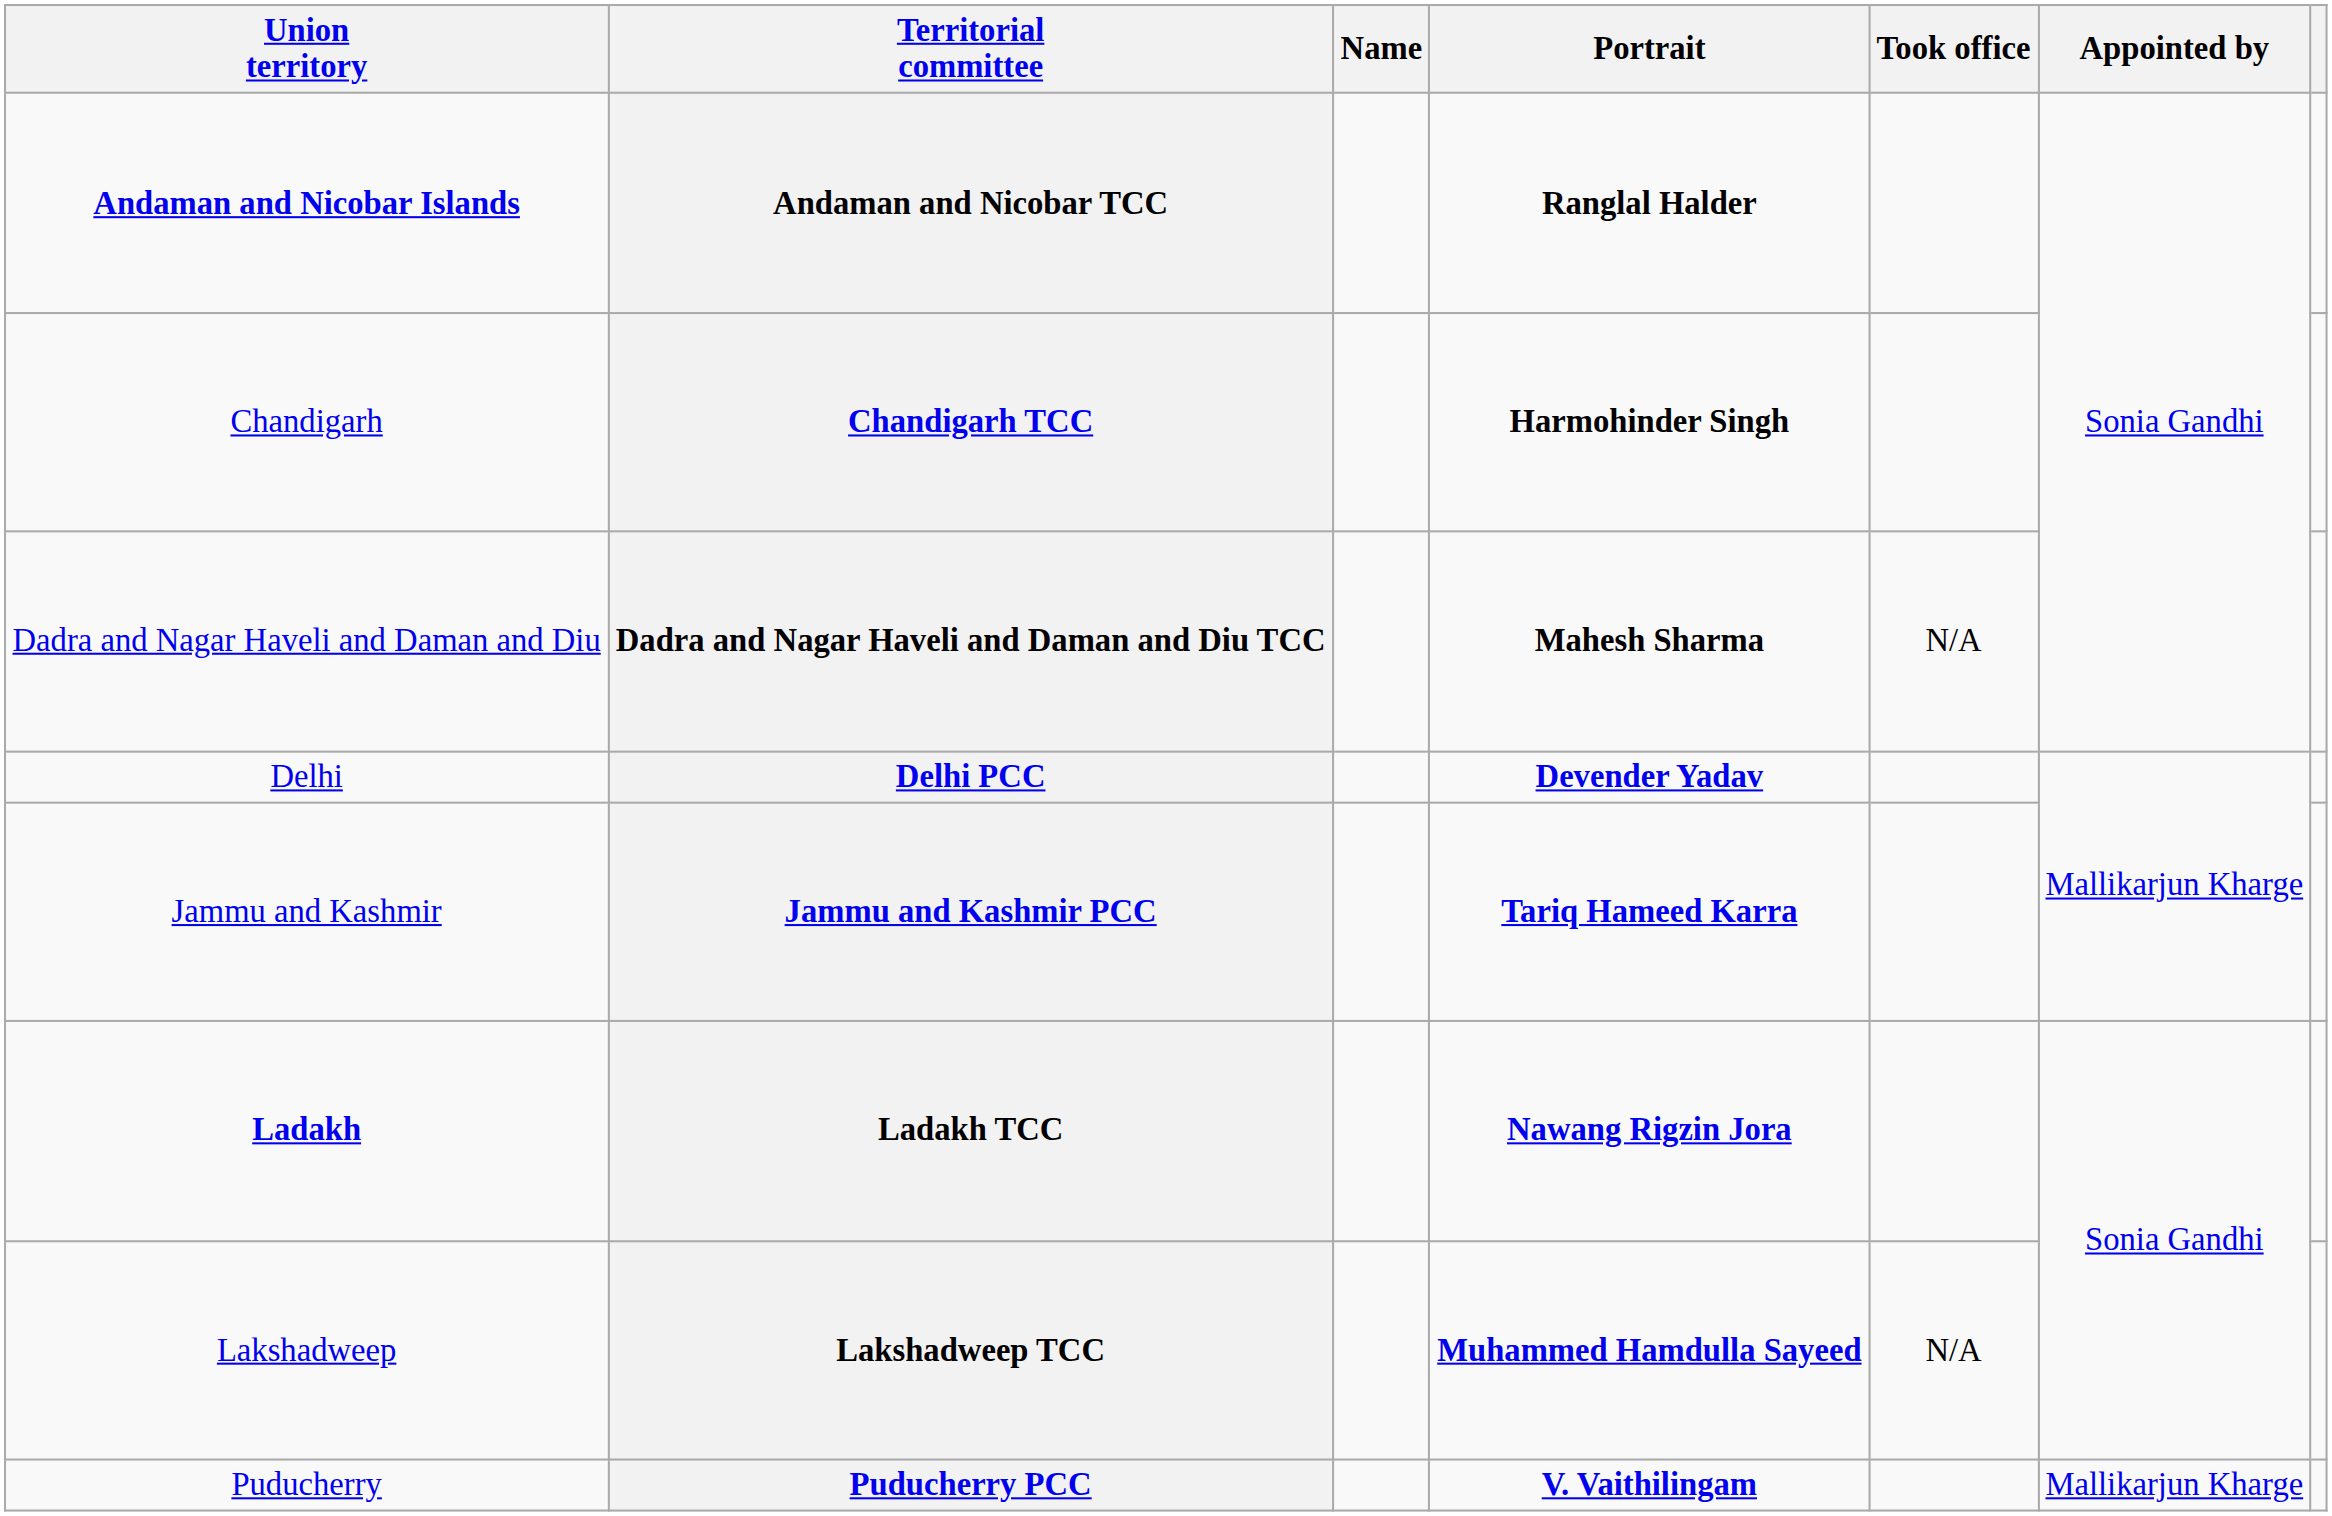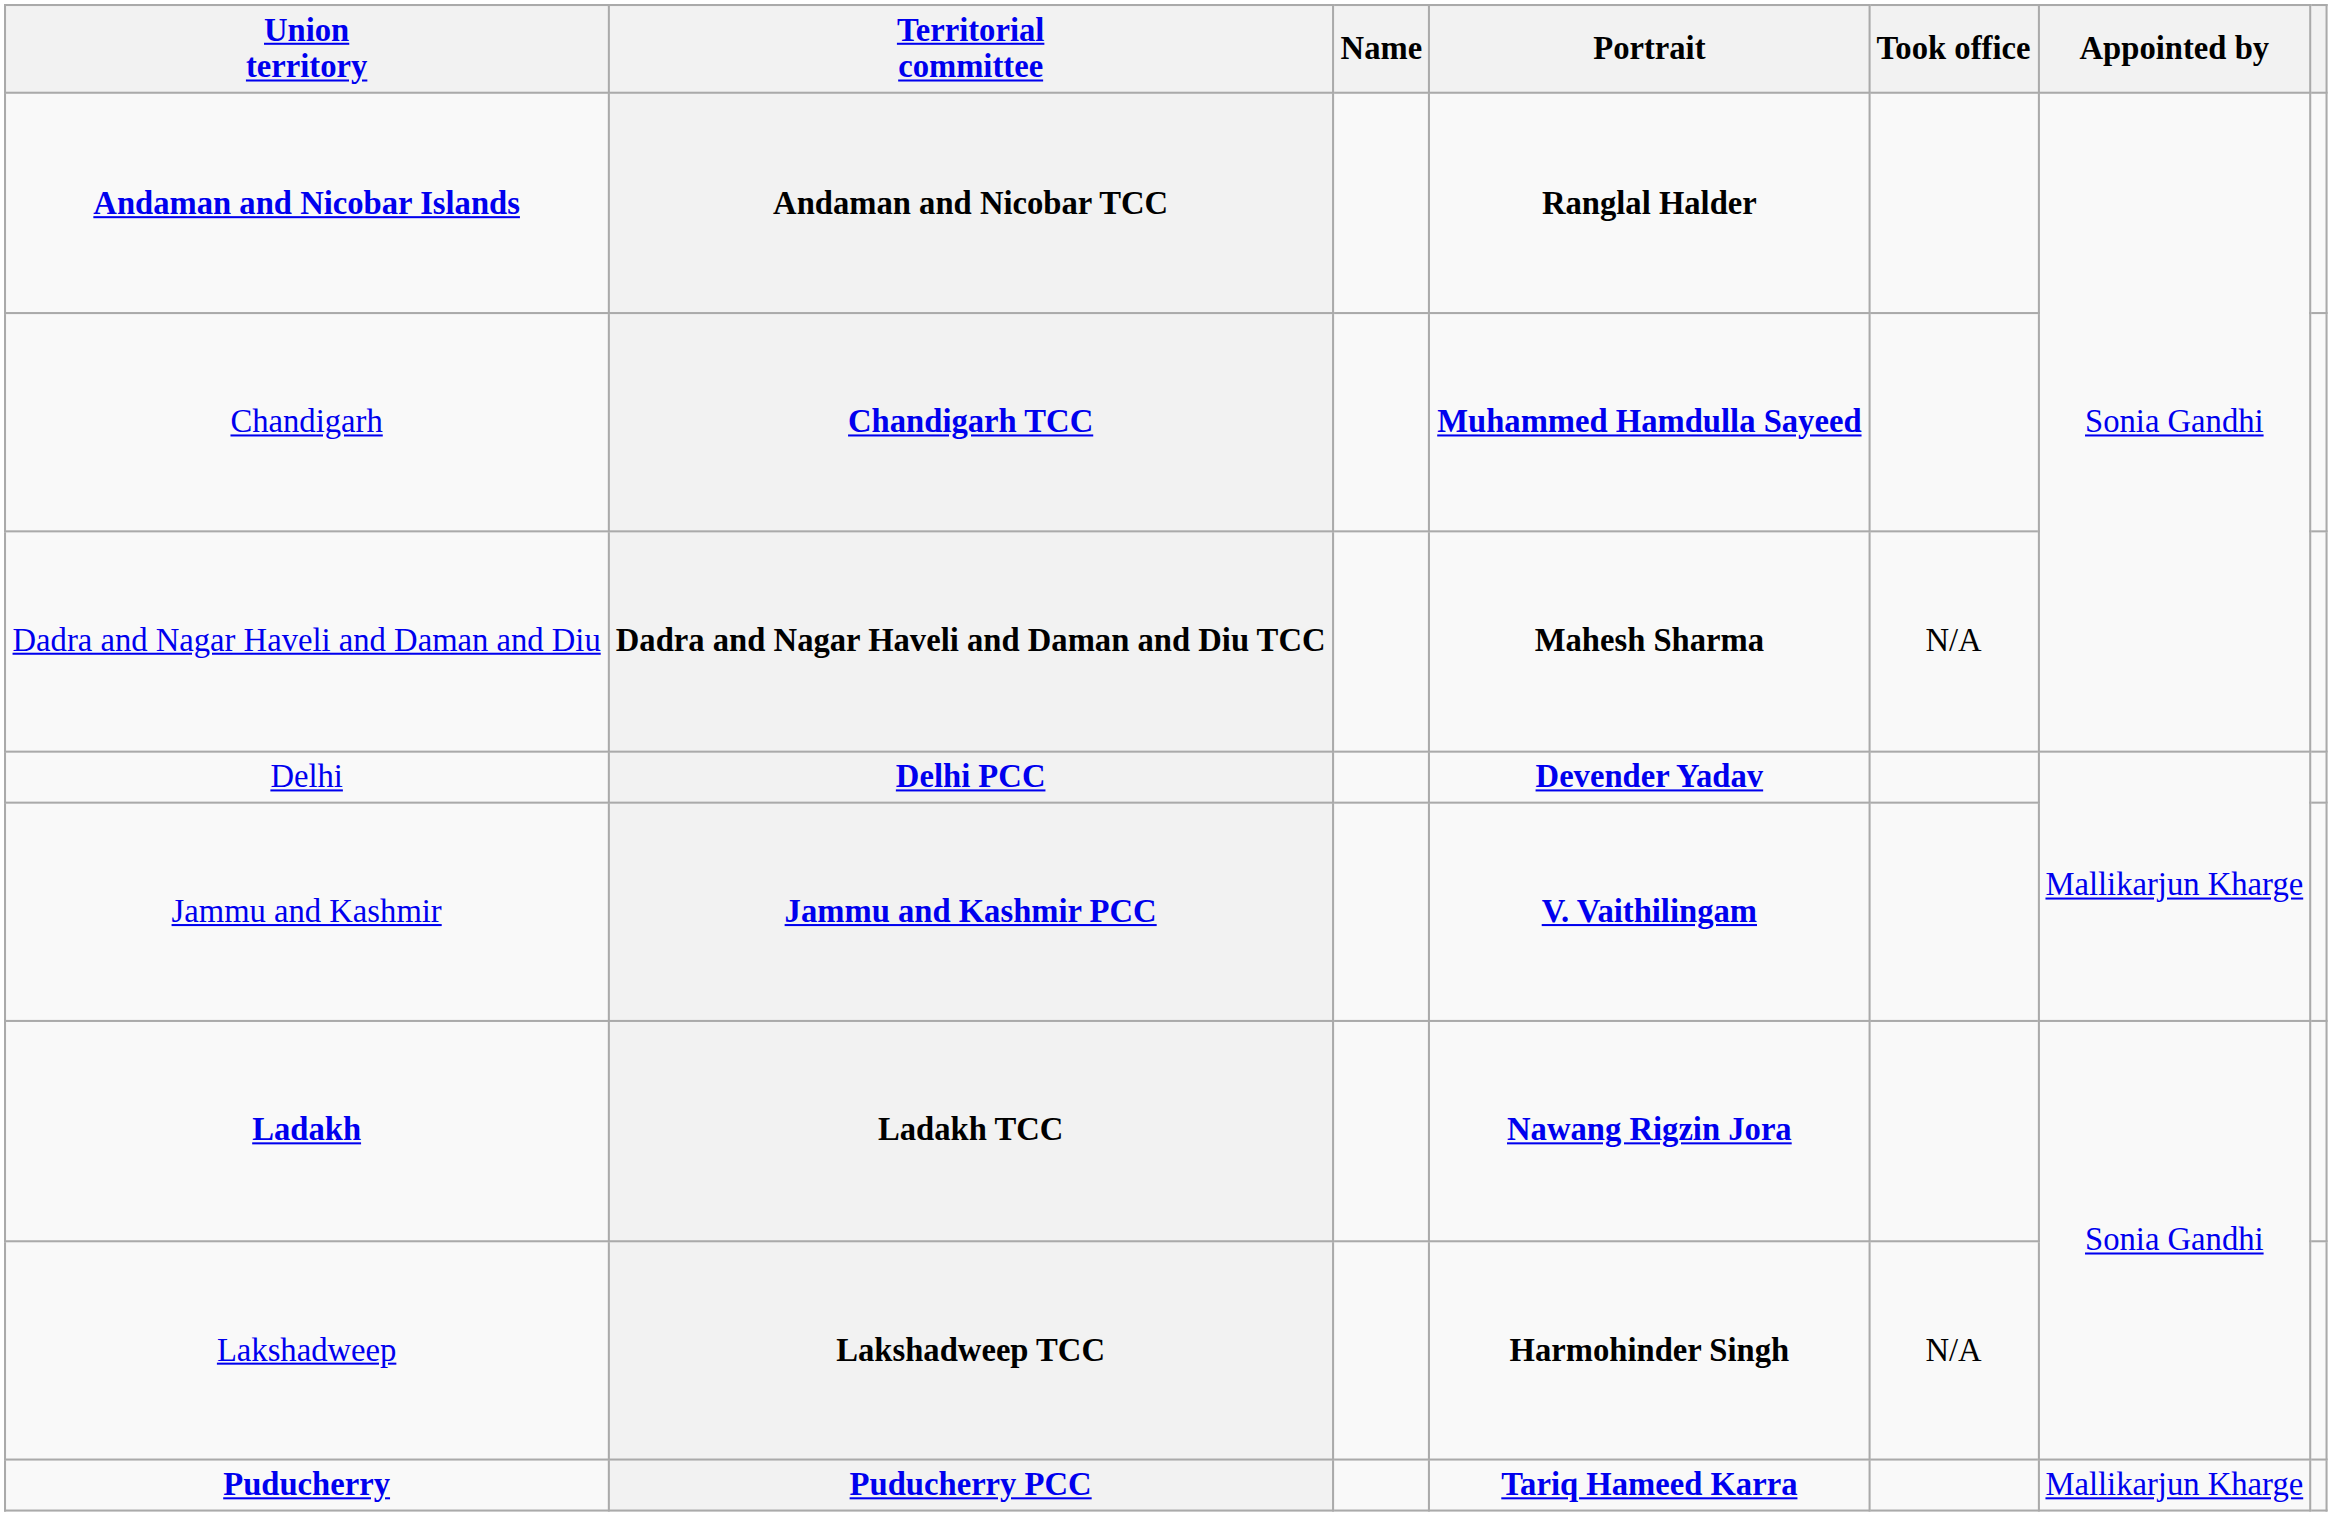(1649, 421) Harmohinder Singh -> (1649, 421) Muhammed Hamdulla Sayeed
(1649, 911) Tariq Hameed Karra -> (1649, 911) V. Vaithilingam
(1649, 1349) Muhammed Hamdulla Sayeed -> (1649, 1349) Harmohinder Singh
(307, 1484) normal -> (307, 1484) bold
(1649, 1484) V. Vaithilingam -> (1649, 1484) Tariq Hameed Karra
